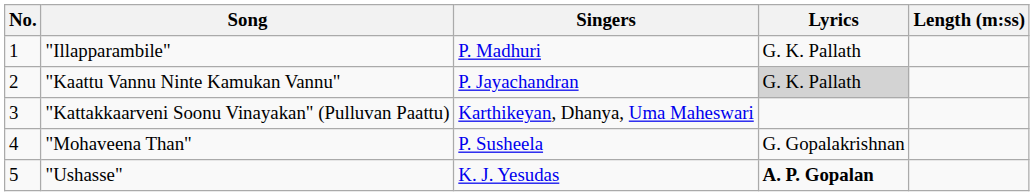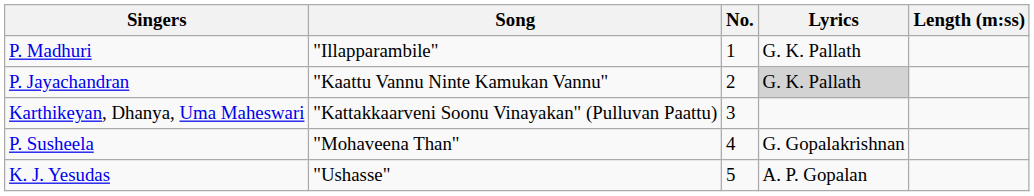columns swapped: (23, 20) <-> (606, 20)
(818, 175) bold -> (815, 175) normal
